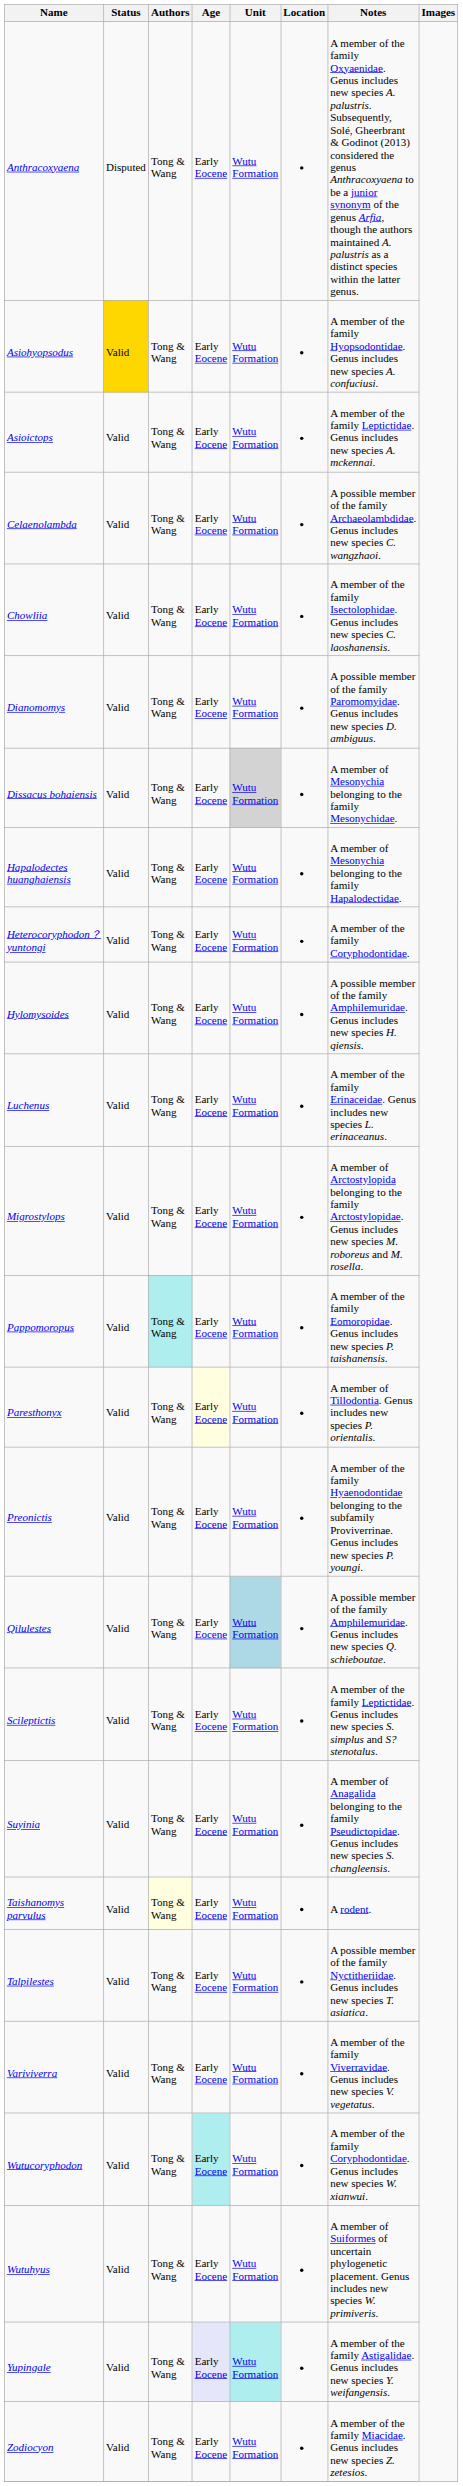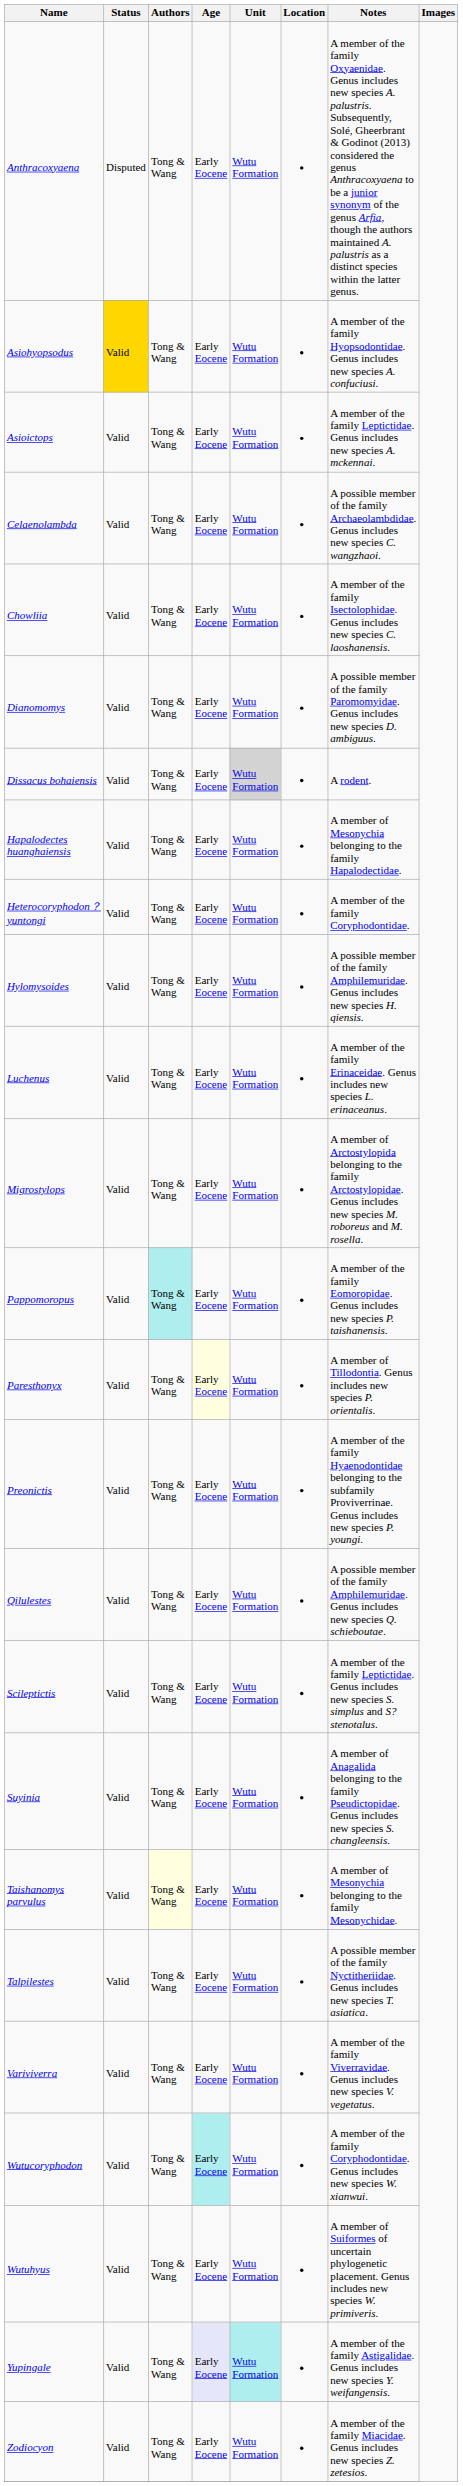(366, 794) A member of Mesonychia belonging to the family Mesonychidae. -> (351, 780) A rodent.
(255, 1628) lightblue background -> (255, 1600) no background
(351, 1909) A rodent. -> (366, 1895) A member of Mesonychia belonging to the family Mesonychidae.
